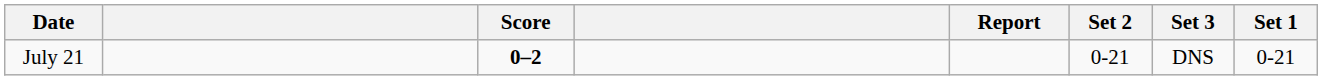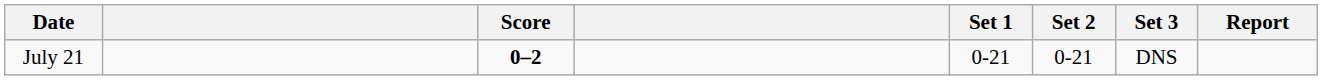columns swapped: (1276, 22) <-> (1009, 22)
